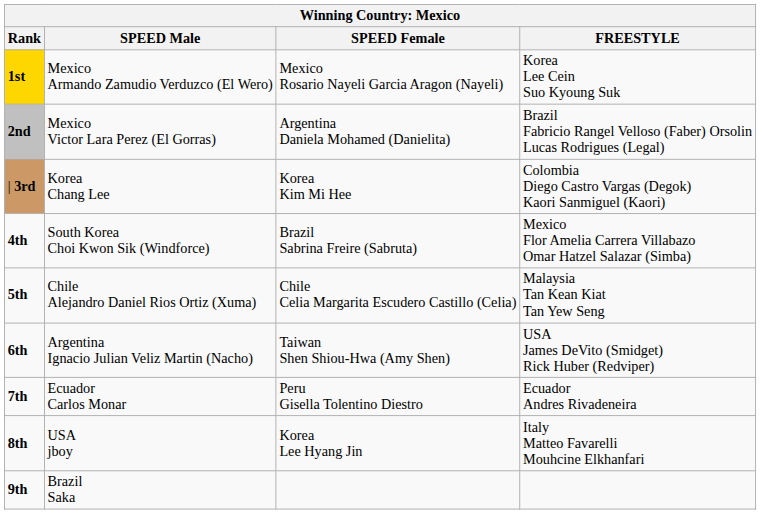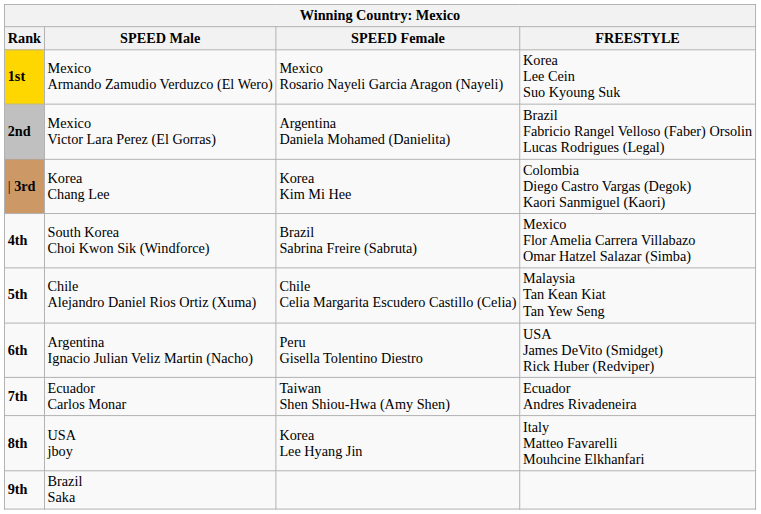(365, 350) Taiwan Shen Shiou-Hwa (Amy Shen) -> (351, 350) Peru Gisella Tolentino Diestro
(351, 396) Peru Gisella Tolentino Diestro -> (365, 396) Taiwan Shen Shiou-Hwa (Amy Shen)
